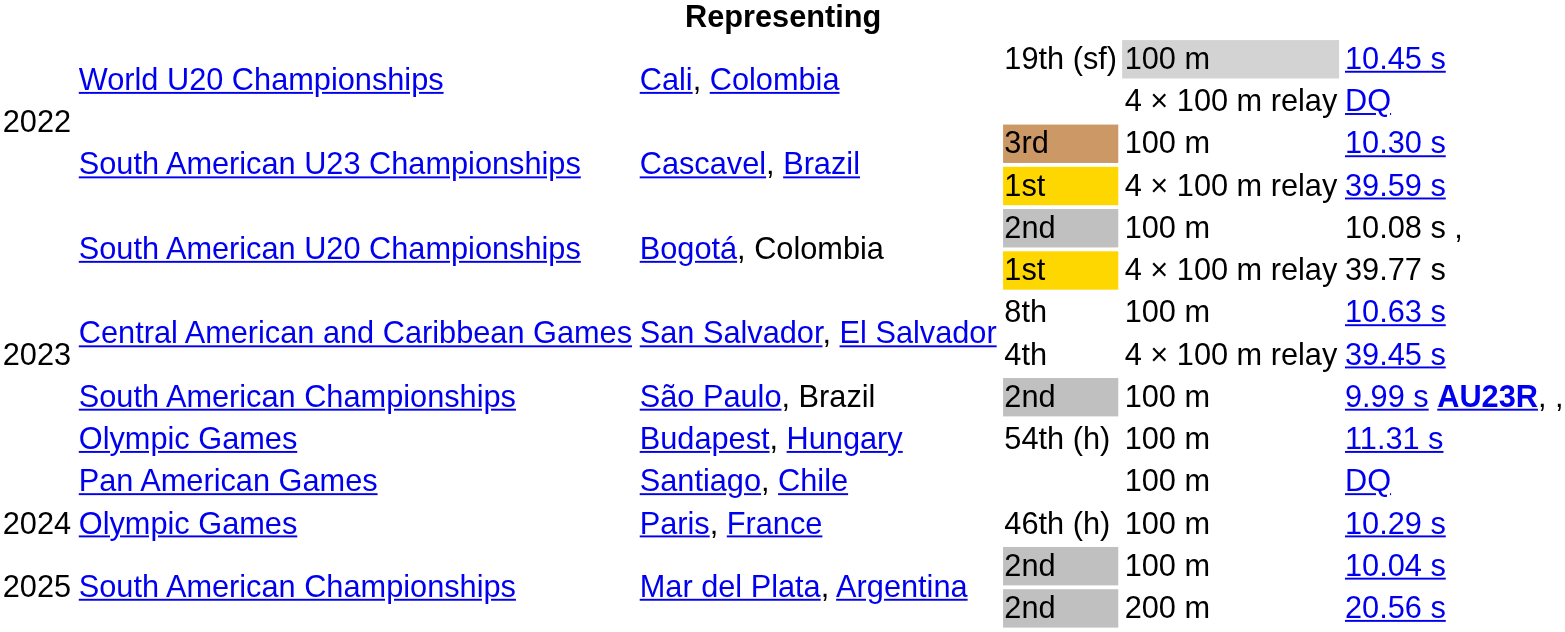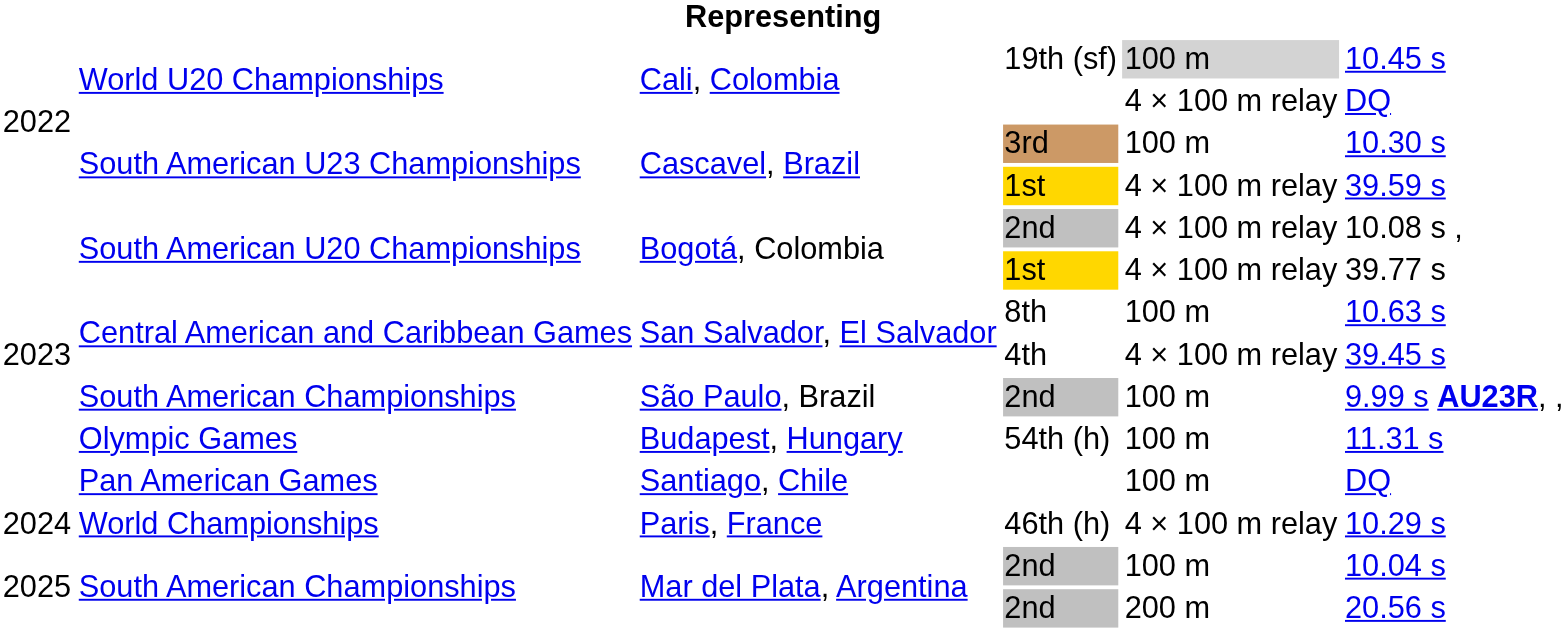(1167, 227) 100 m -> (1231, 227) 4 × 100 m relay
(188, 523) Olympic Games -> (229, 523) World Championships
(1167, 523) 100 m -> (1231, 523) 4 × 100 m relay
